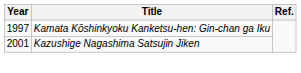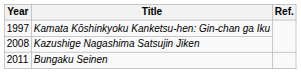(18, 44) 2001 -> (18, 44) 2008
+ row: (71, 60)
